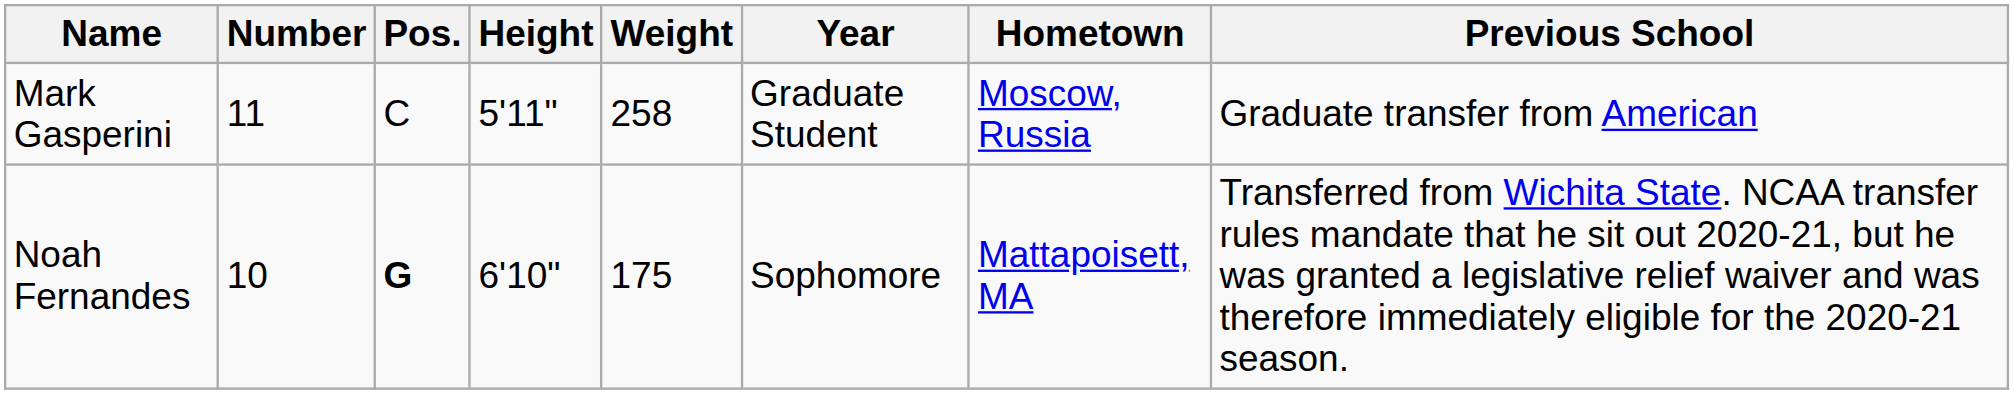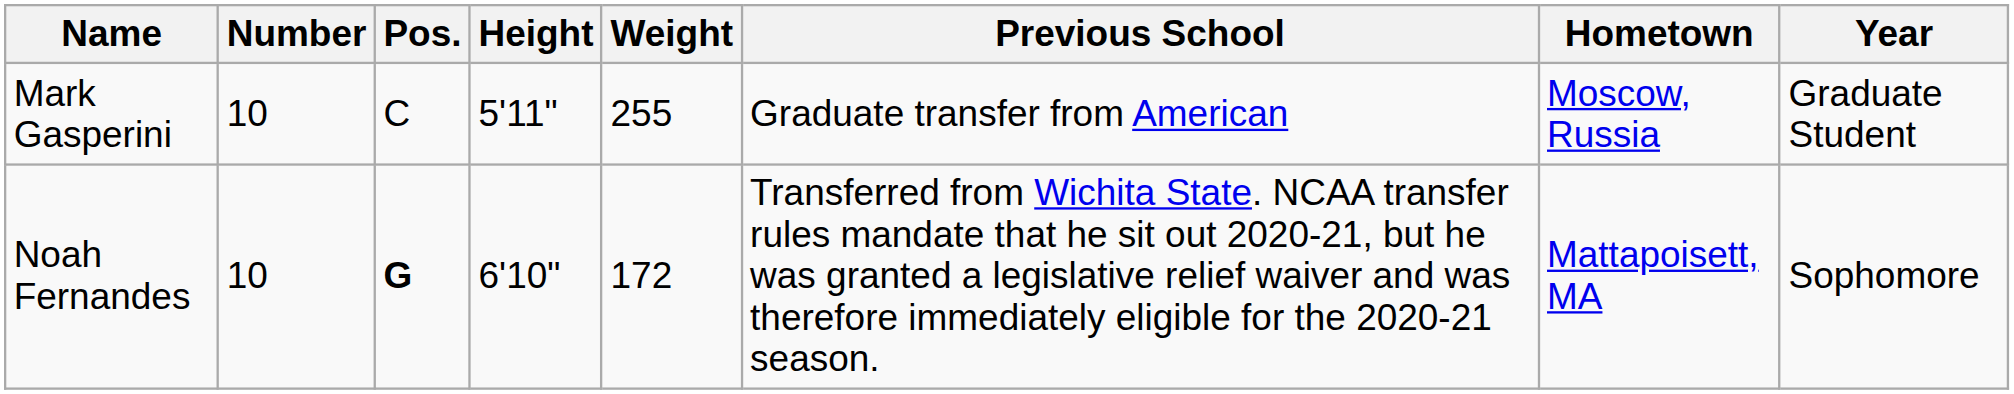columns swapped: (855, 33) <-> (1609, 33)
(246, 113) 11 -> (247, 113) 10
(641, 113) 258 -> (641, 113) 255
(641, 275) 175 -> (641, 275) 172
